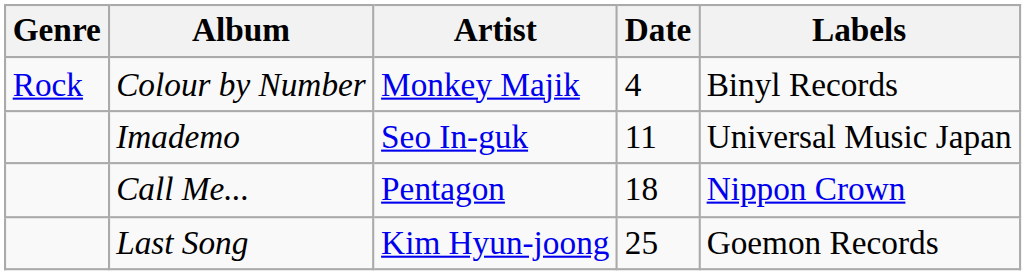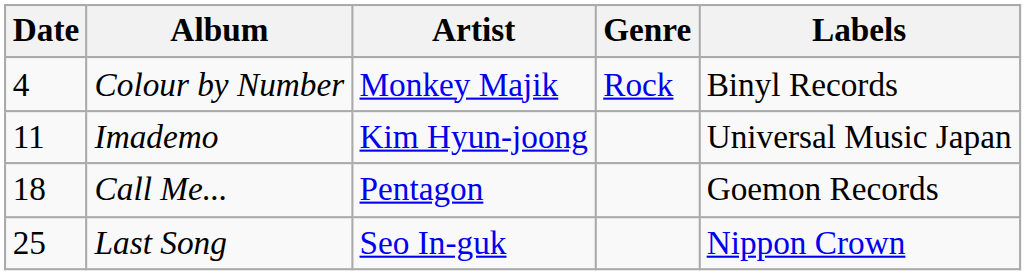columns swapped: (658, 30) <-> (57, 30)
(455, 136) Seo In-guk -> (474, 136) Kim Hyun-joong
(806, 189) Nippon Crown -> (823, 189) Goemon Records
(495, 242) Kim Hyun-joong -> (433, 242) Seo In-guk
(823, 242) Goemon Records -> (806, 242) Nippon Crown
